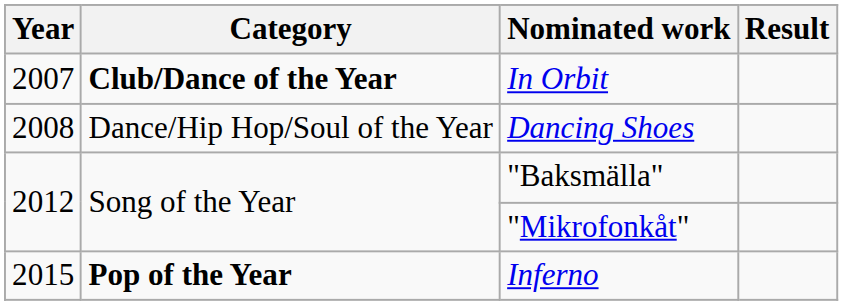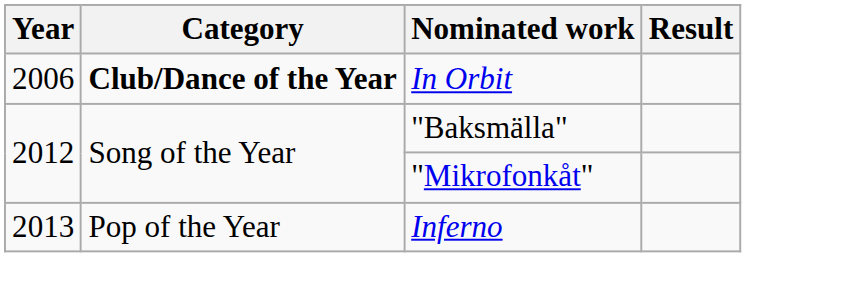(43, 78) 2007 -> (43, 78) 2006
- row: (601, 127)
(43, 275) 2015 -> (43, 226) 2013
(190, 275) bold -> (184, 226) normal
